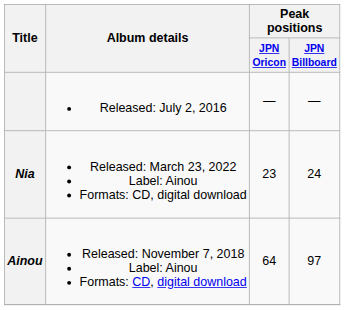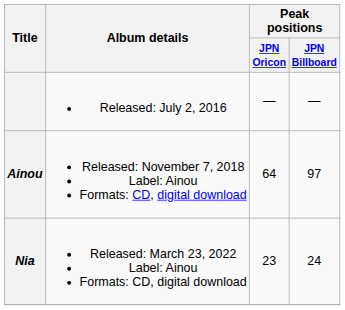rows swapped: (25, 261) <-> (25, 174)
